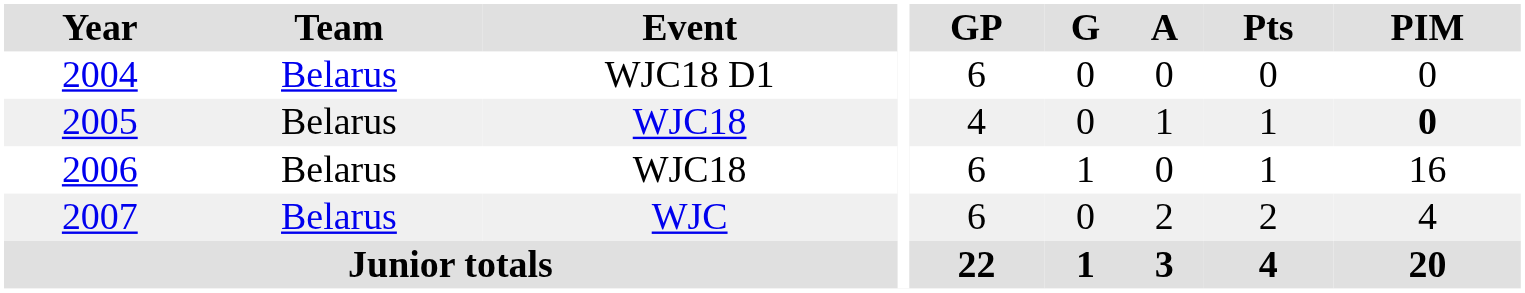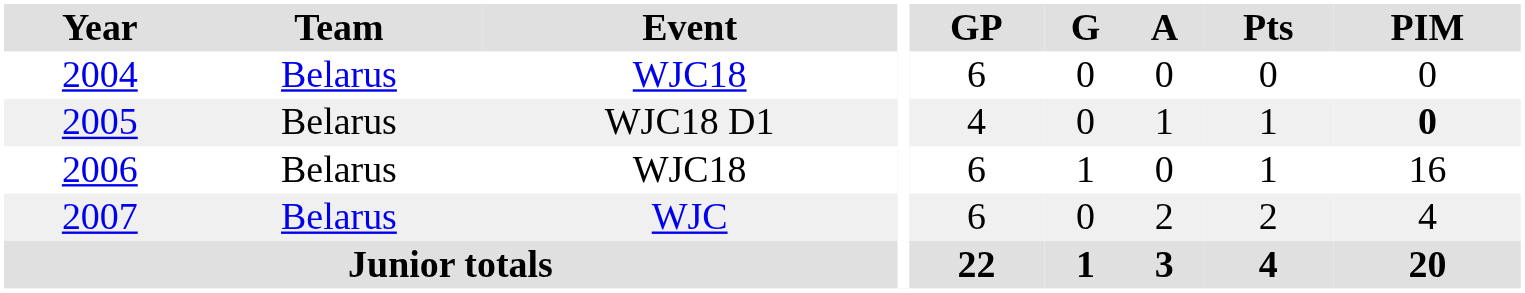(690, 74) WJC18 D1 -> (690, 74) WJC18
(690, 121) WJC18 -> (690, 121) WJC18 D1
